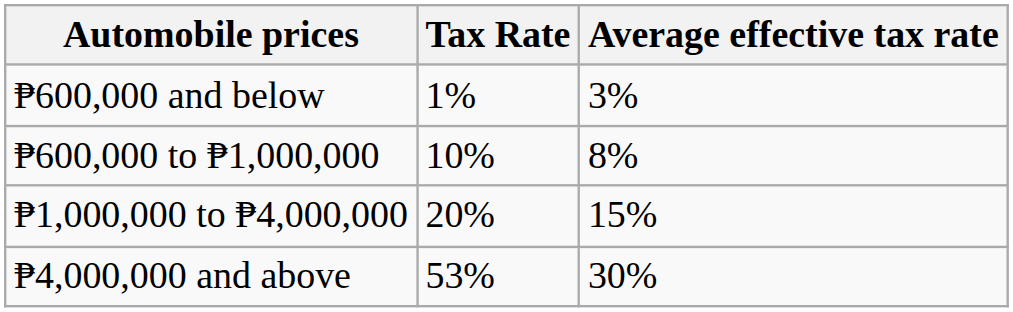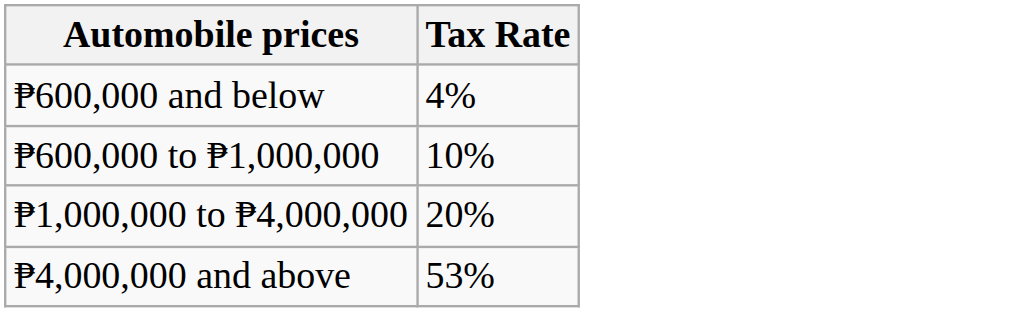- column: (793, 34)
(451, 94) 1% -> (451, 94) 4%
